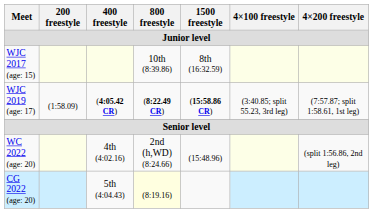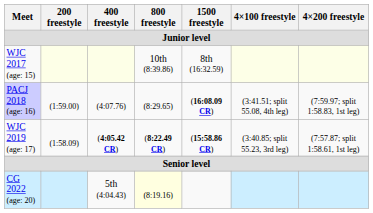+ row: (21, 100)
- row: (21, 153)
